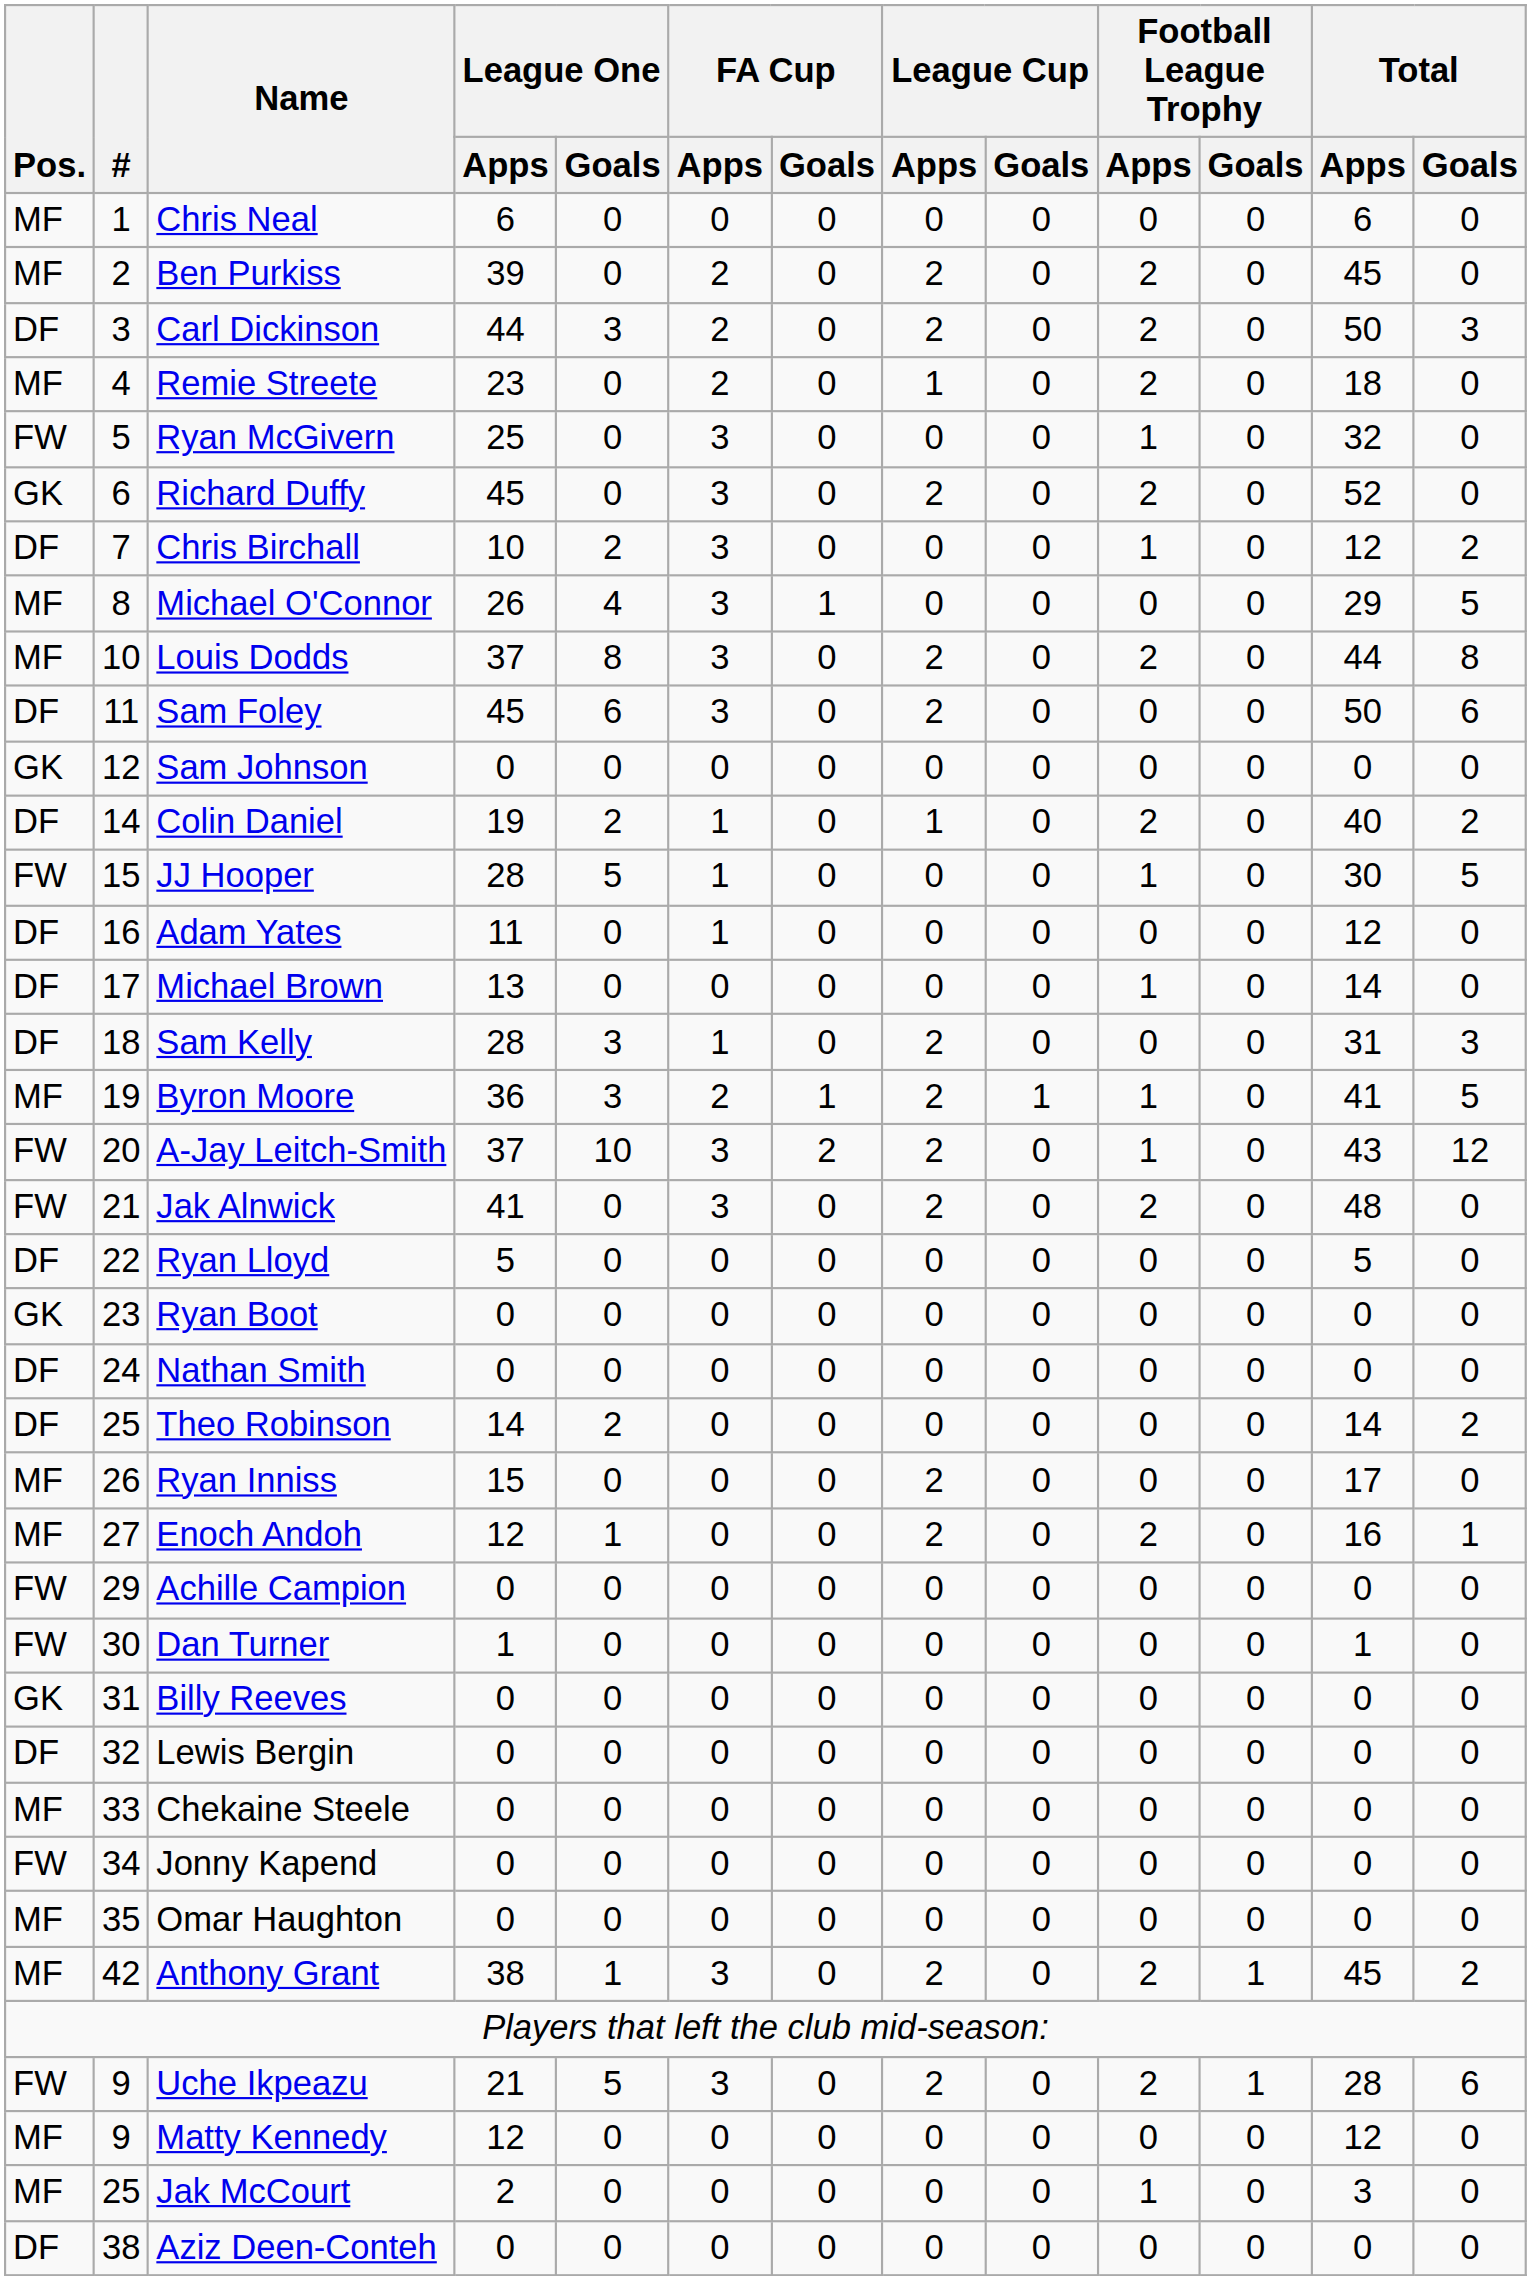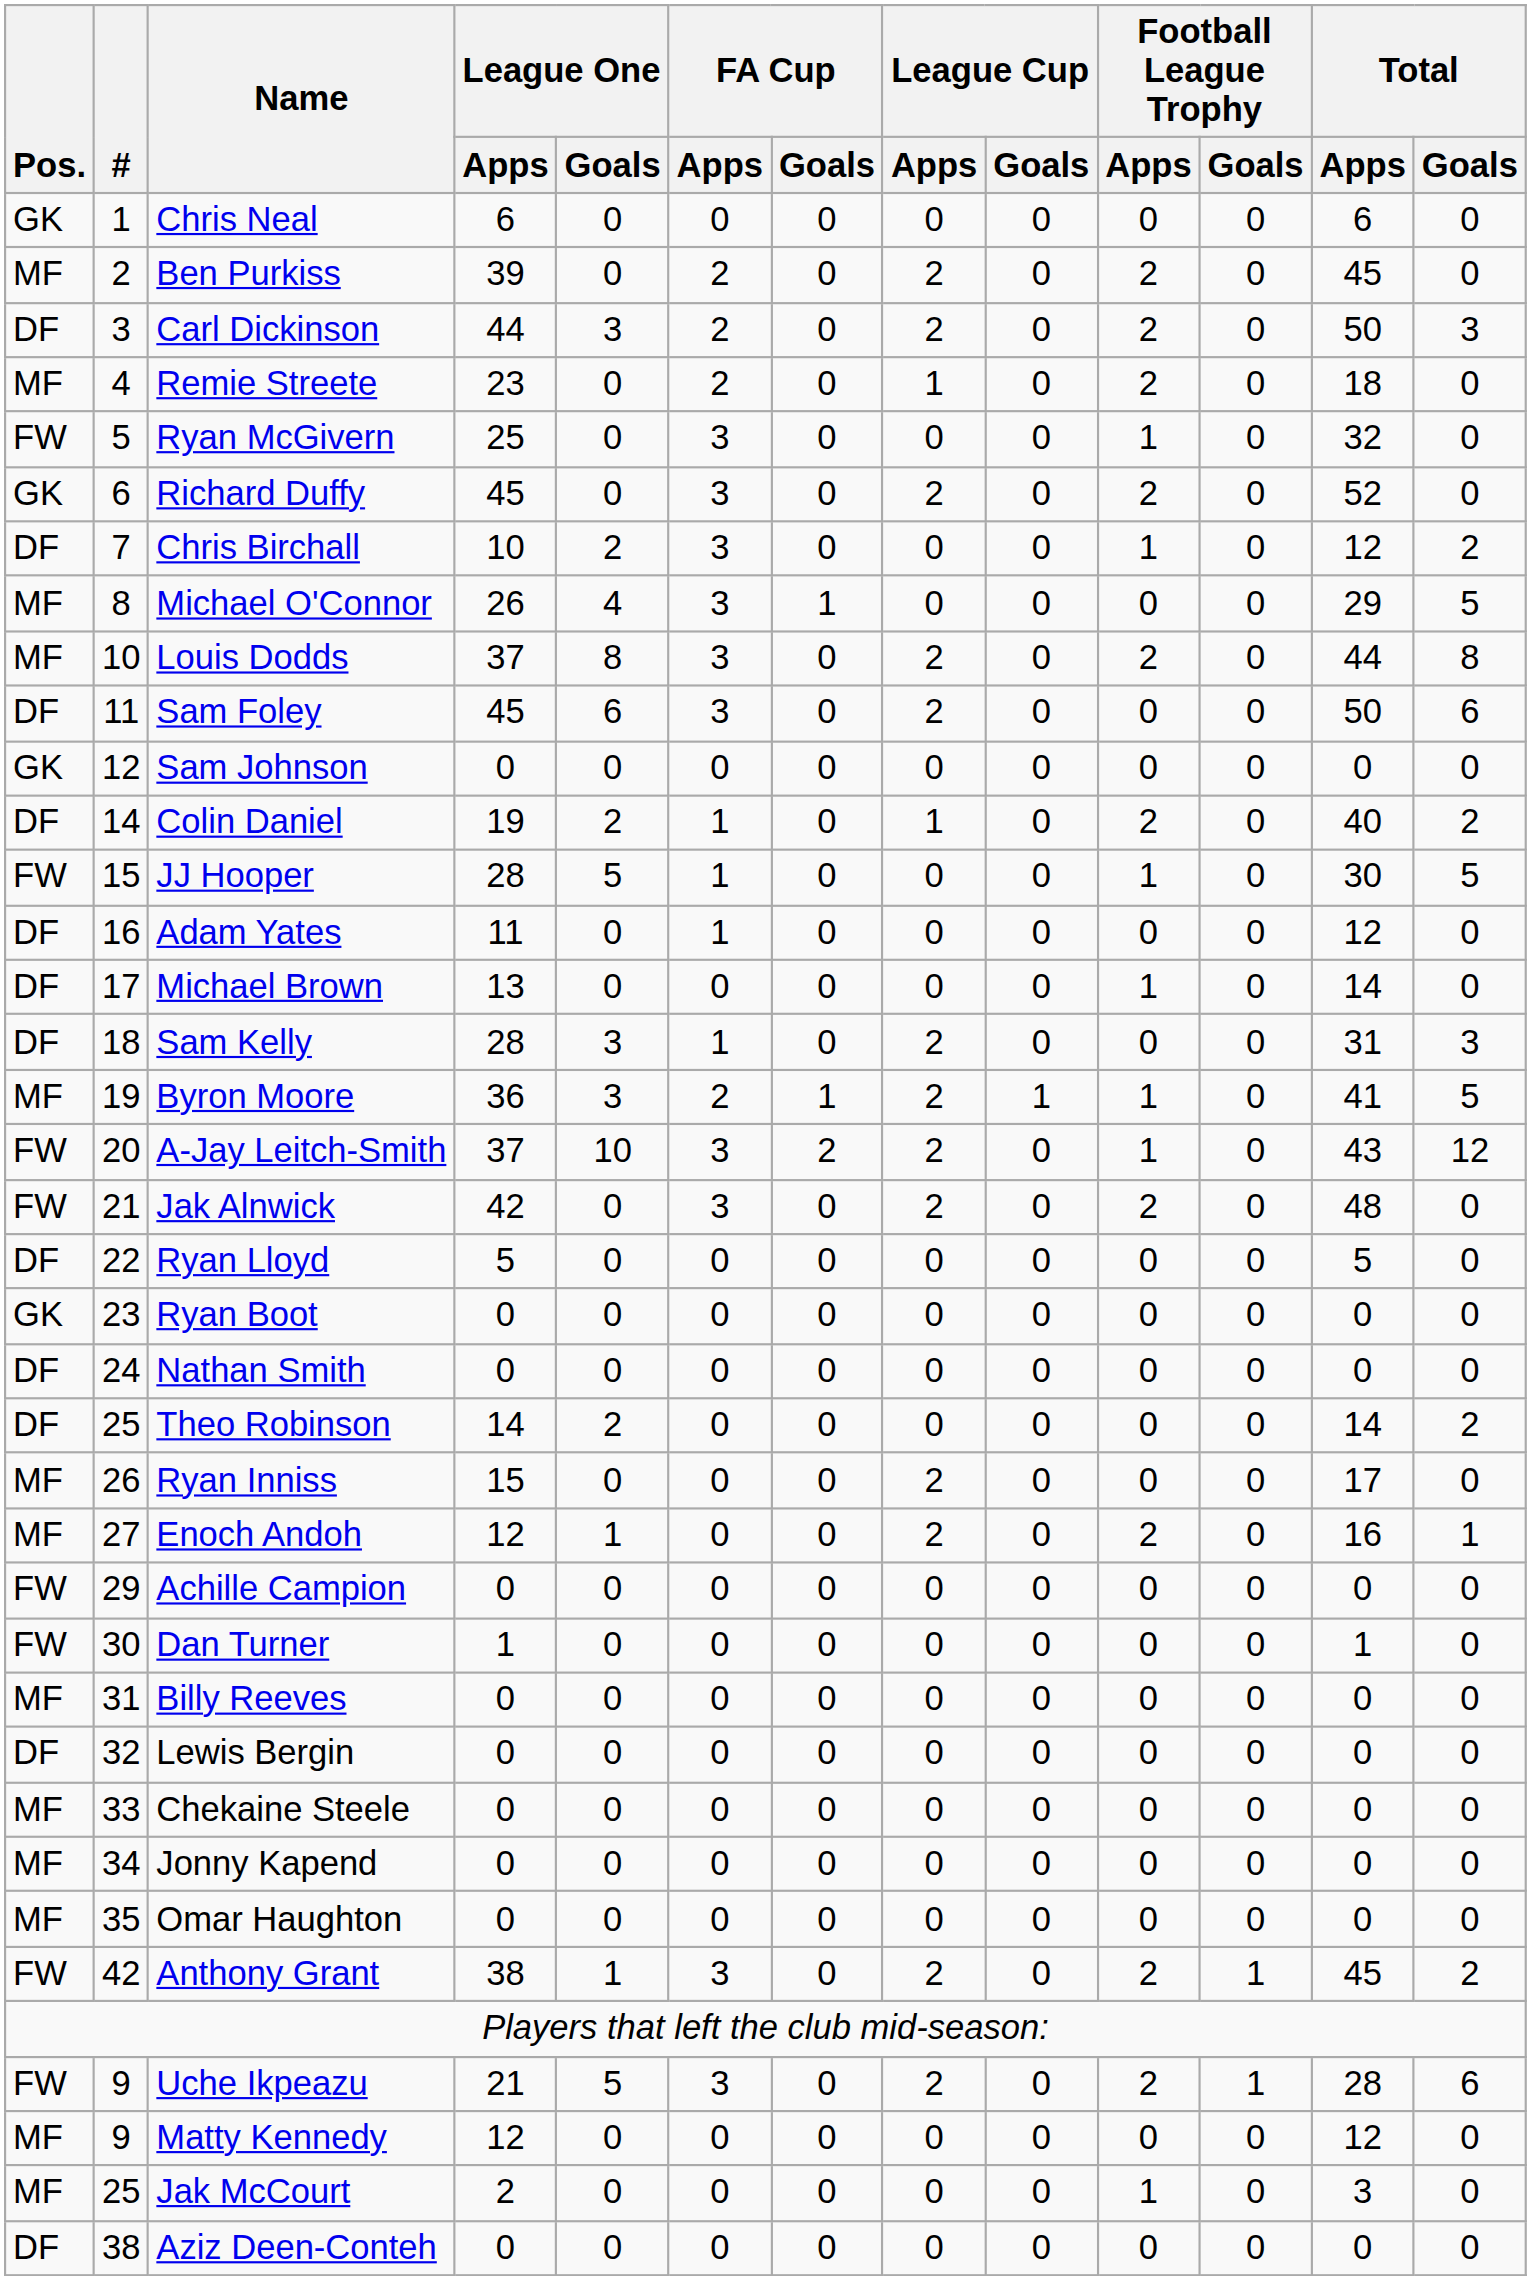(38, 219) MF -> (38, 219) GK
(505, 1205) 41 -> (505, 1205) 42
(38, 1699) GK -> (38, 1699) MF
(40, 1863) FW -> (38, 1863) MF
(38, 1973) MF -> (40, 1973) FW
